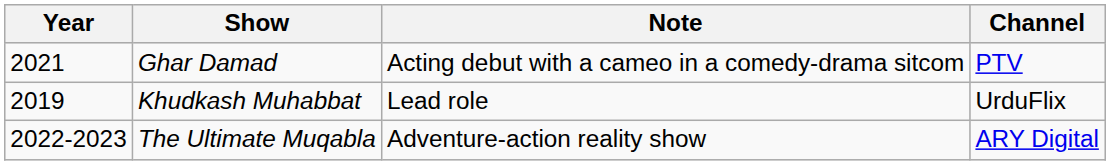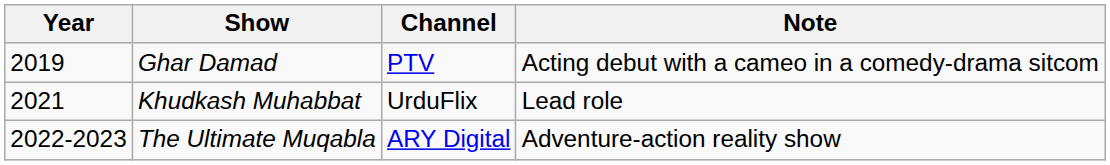columns swapped: (1037, 23) <-> (676, 23)
(37, 62) 2021 -> (37, 62) 2019
(37, 100) 2019 -> (37, 100) 2021
